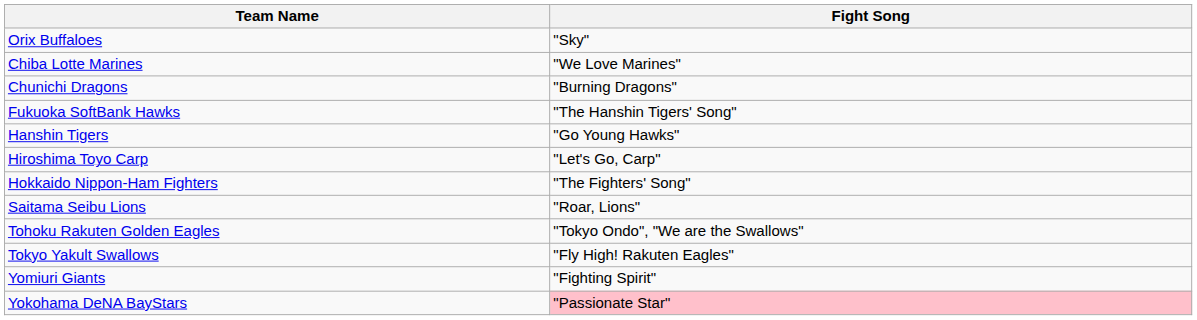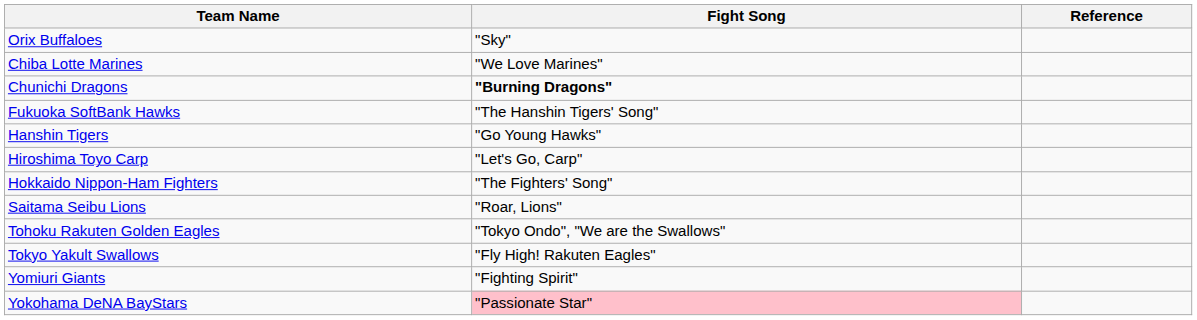+ column: (1107, 16)
(615, 87) normal -> (544, 87) bold
